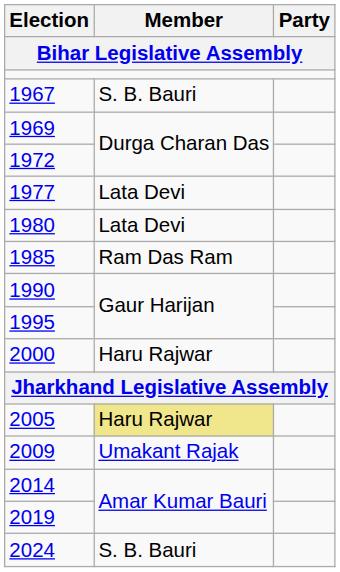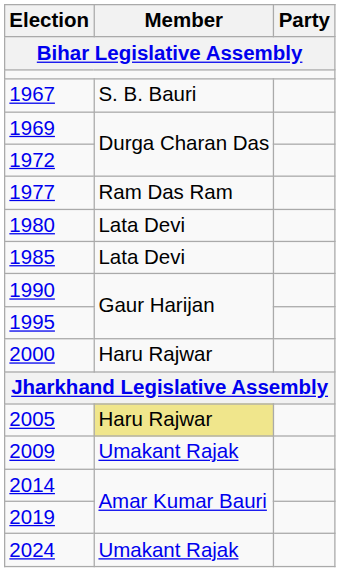(142, 192) Lata Devi -> (166, 192) Ram Das Ram
(166, 257) Ram Das Ram -> (142, 257) Lata Devi
(147, 549) S. B. Bauri -> (168, 549) Umakant Rajak
